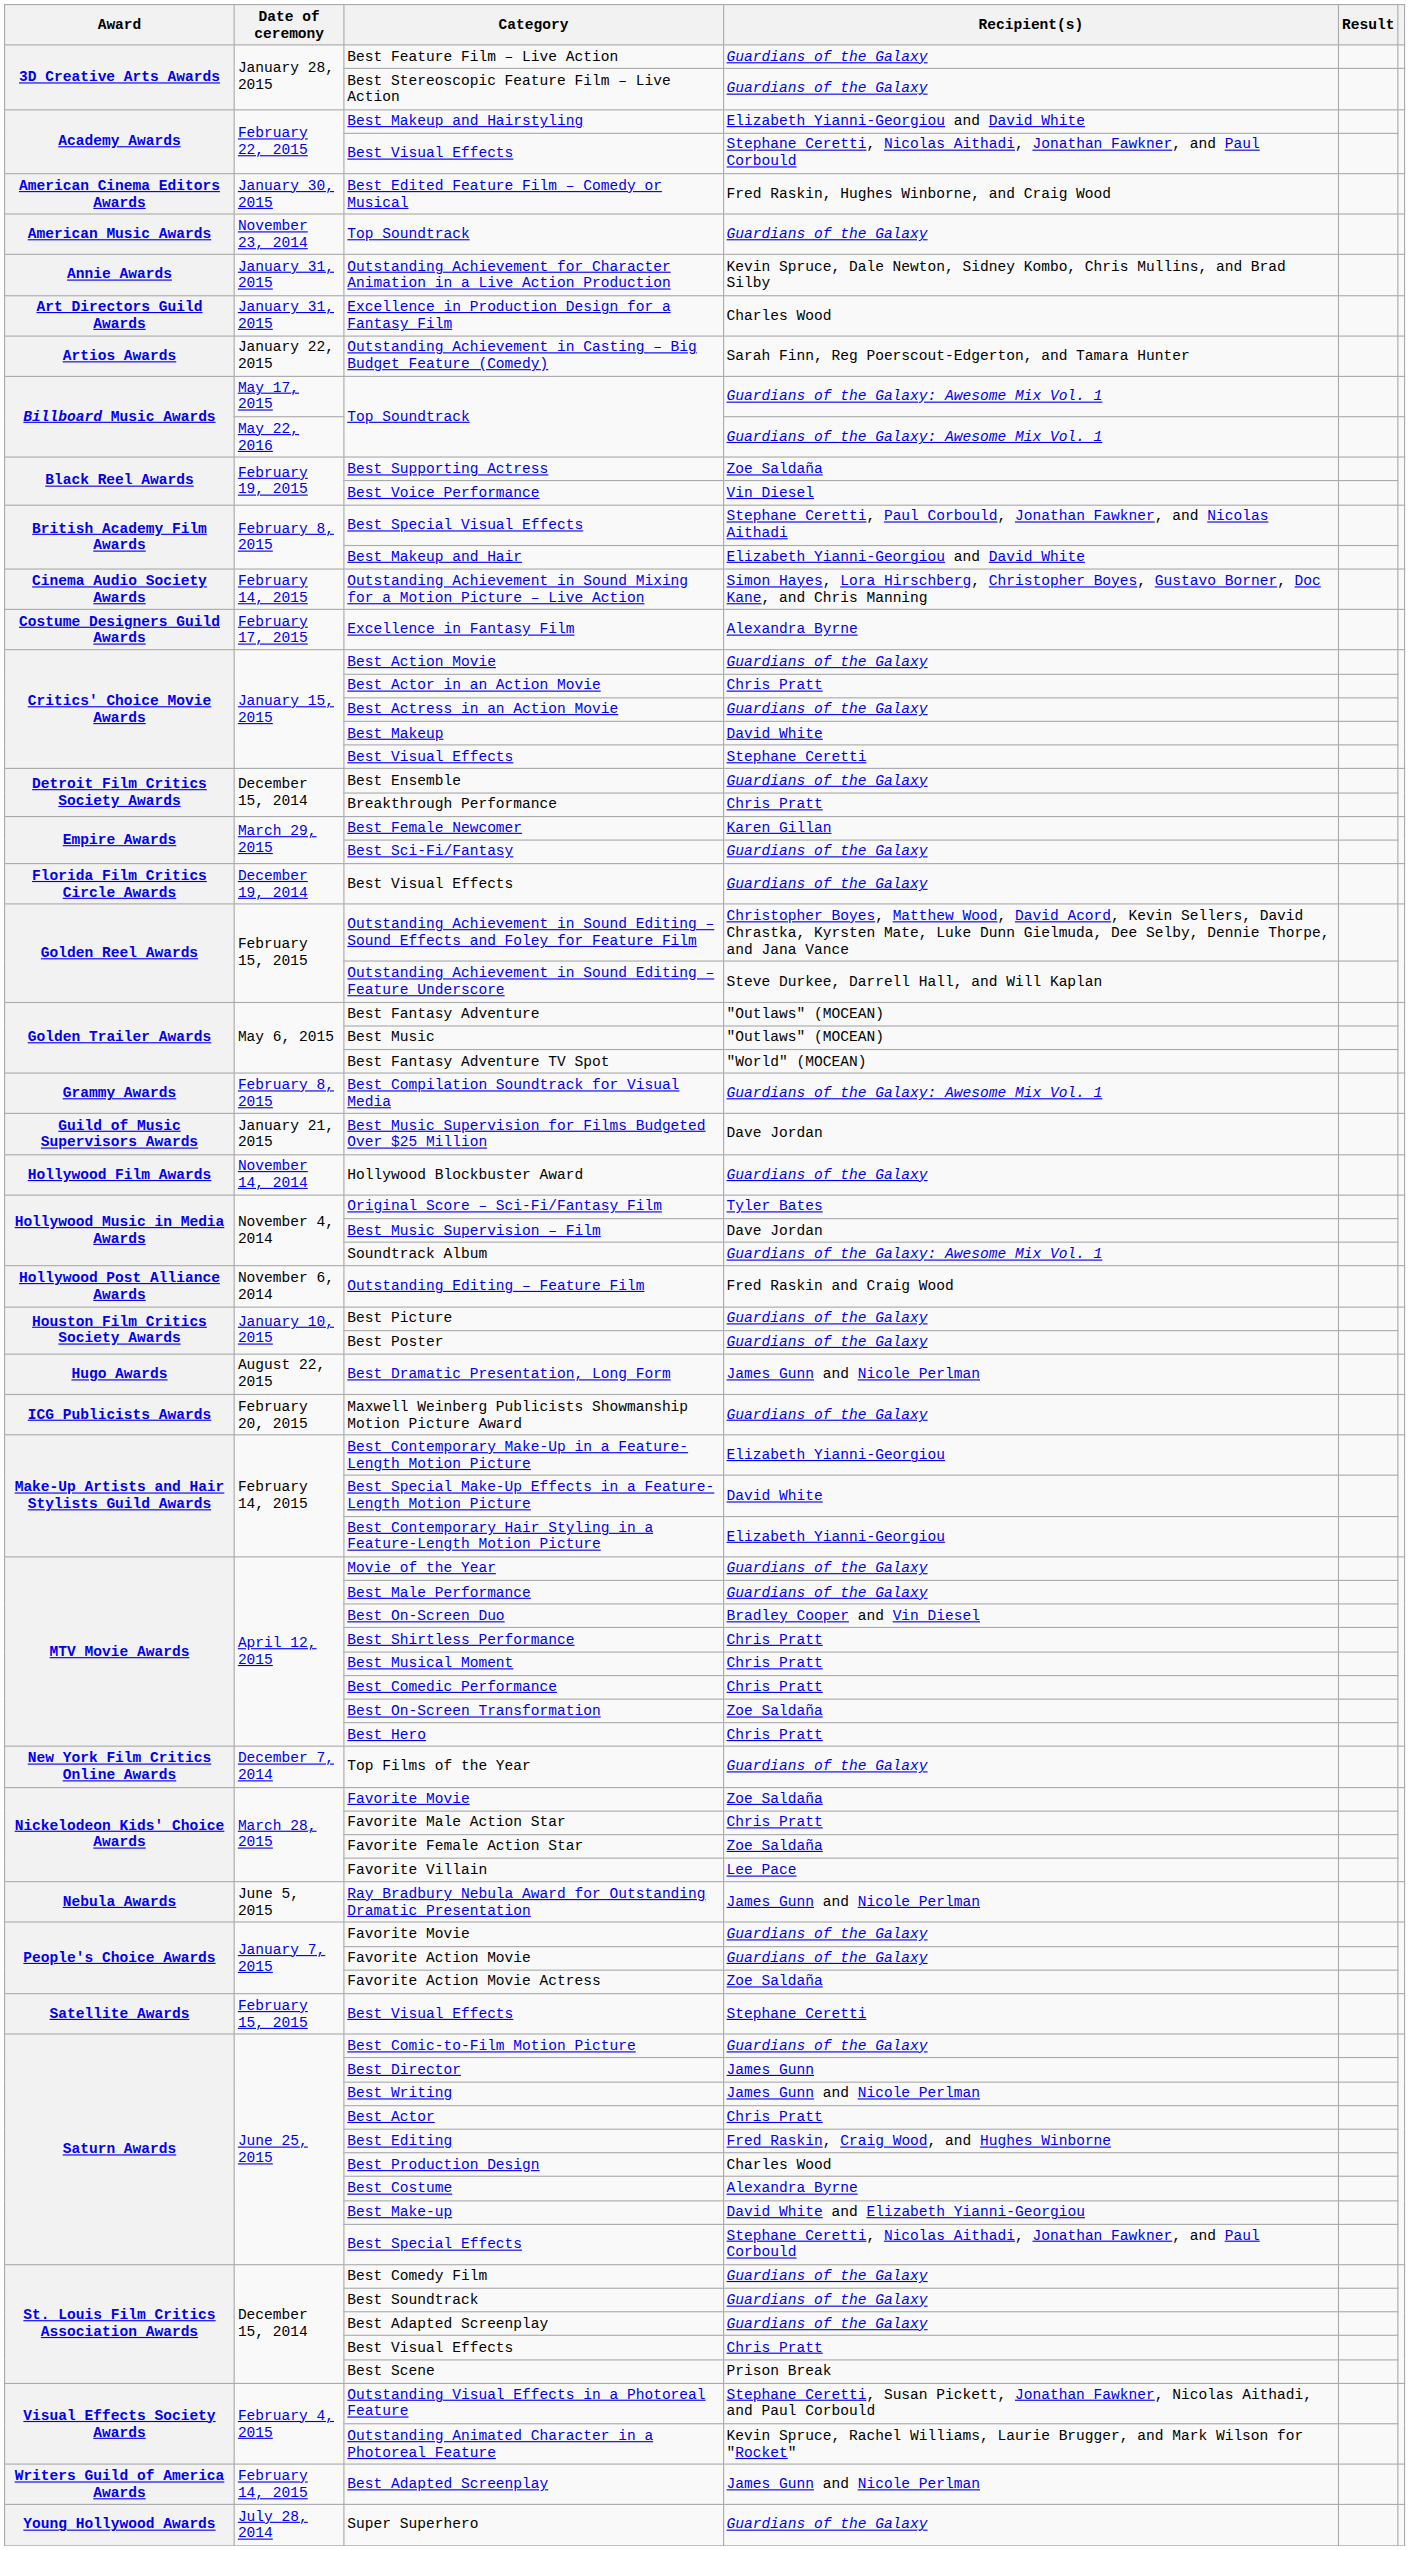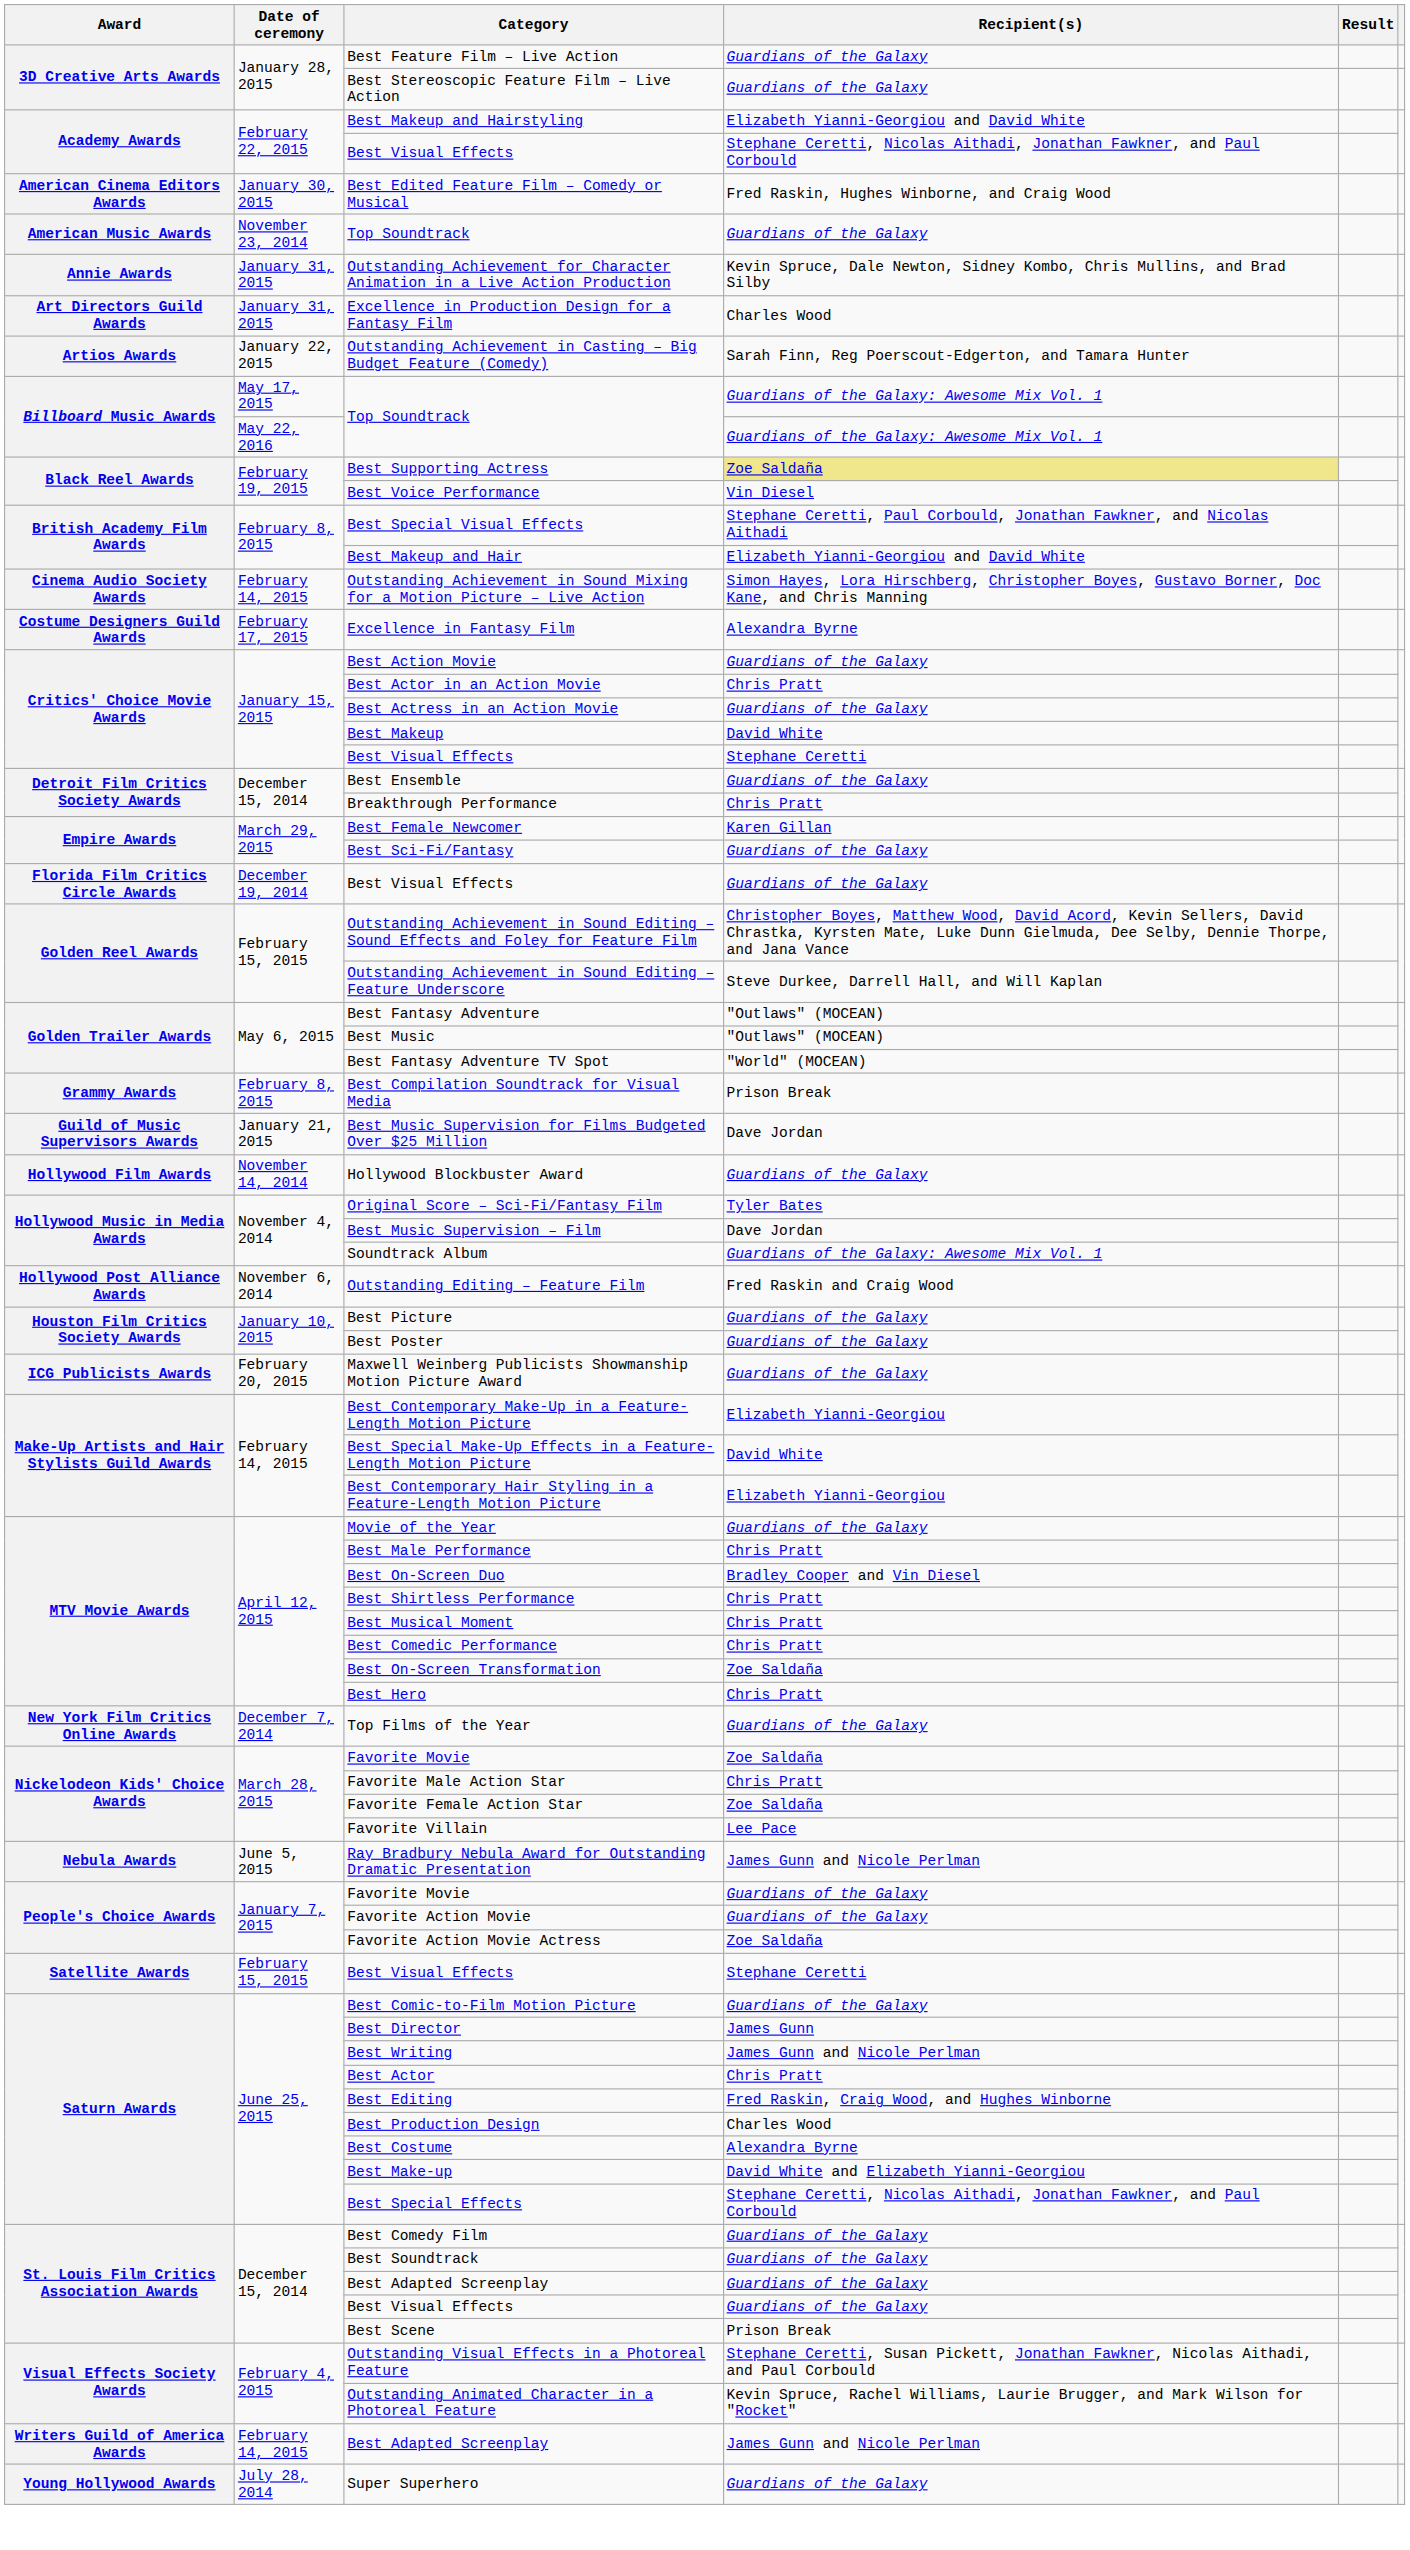(775, 469) no background -> (775, 469) khaki background
(914, 1094) Guardians of the Galaxy: Awesome Mix Vol. 1 -> (779, 1094) Prison Break
- row: (282, 1374)
(827, 1592) Guardians of the Galaxy -> (775, 1552) Chris Pratt
(775, 2348) Chris Pratt -> (827, 2307) Guardians of the Galaxy
